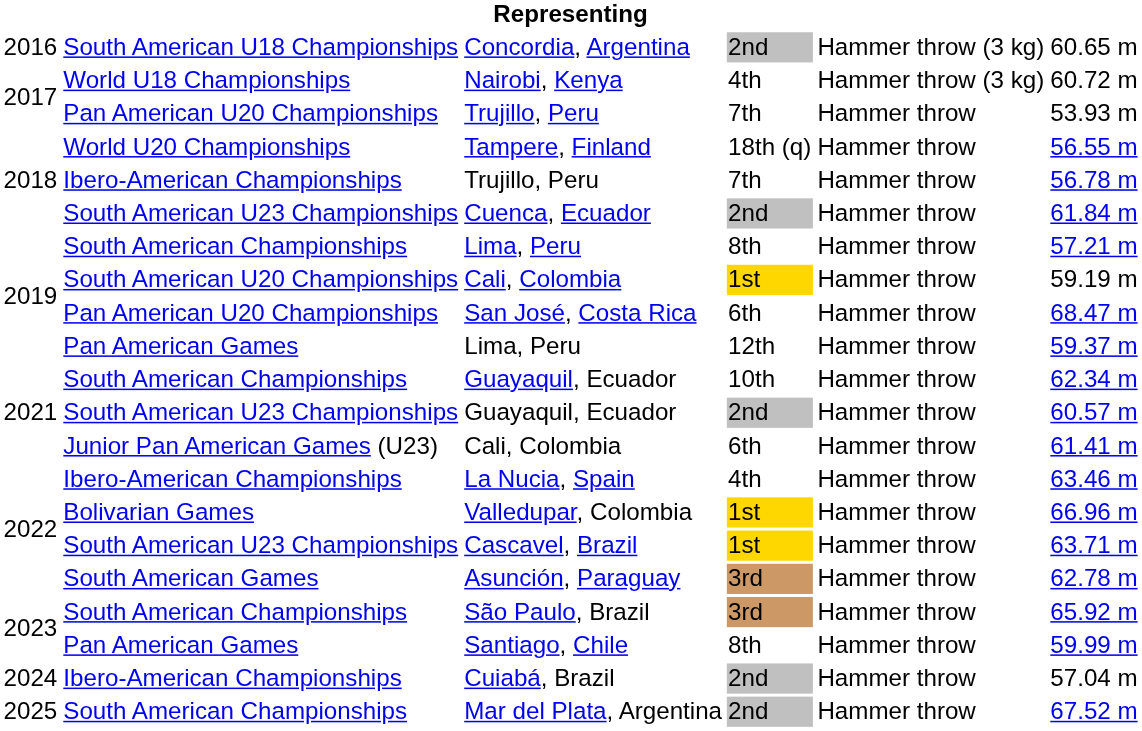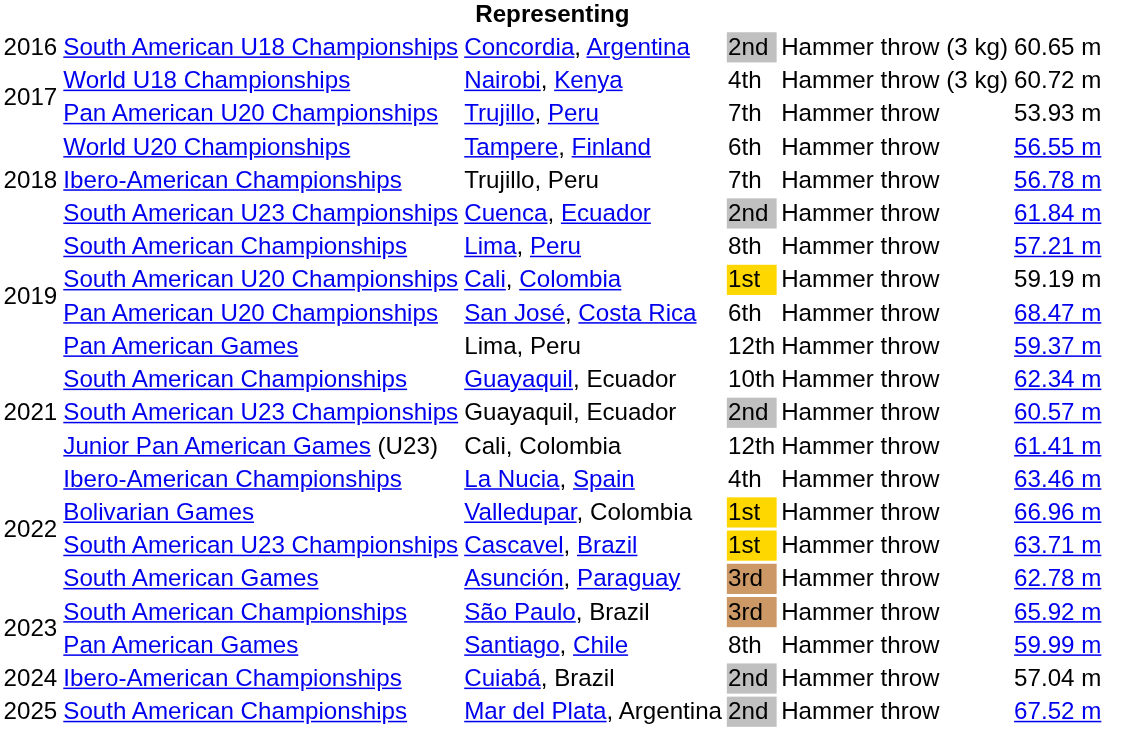(770, 146) 18th (q) -> (745, 146) 6th
(745, 445) 6th -> (752, 445) 12th
